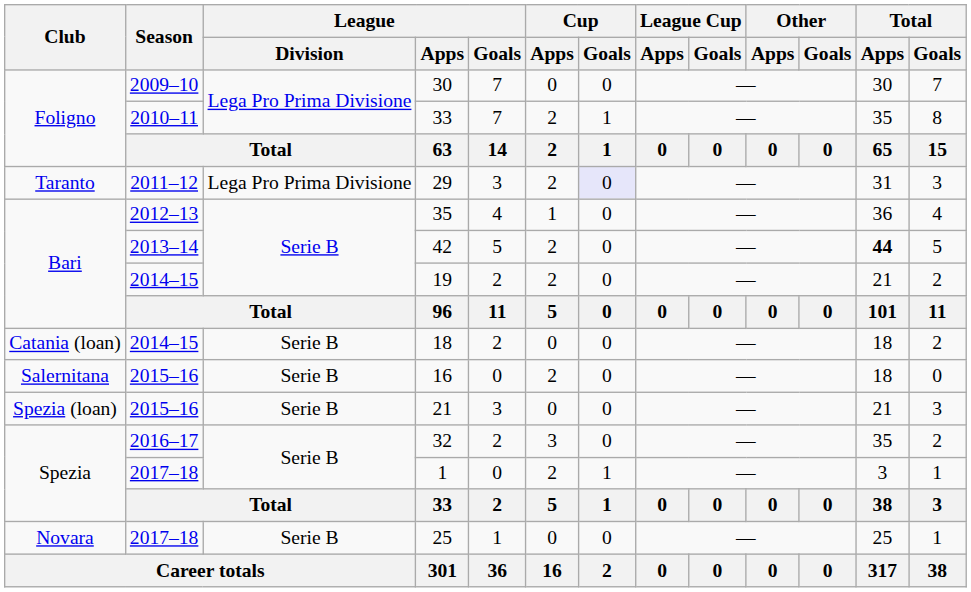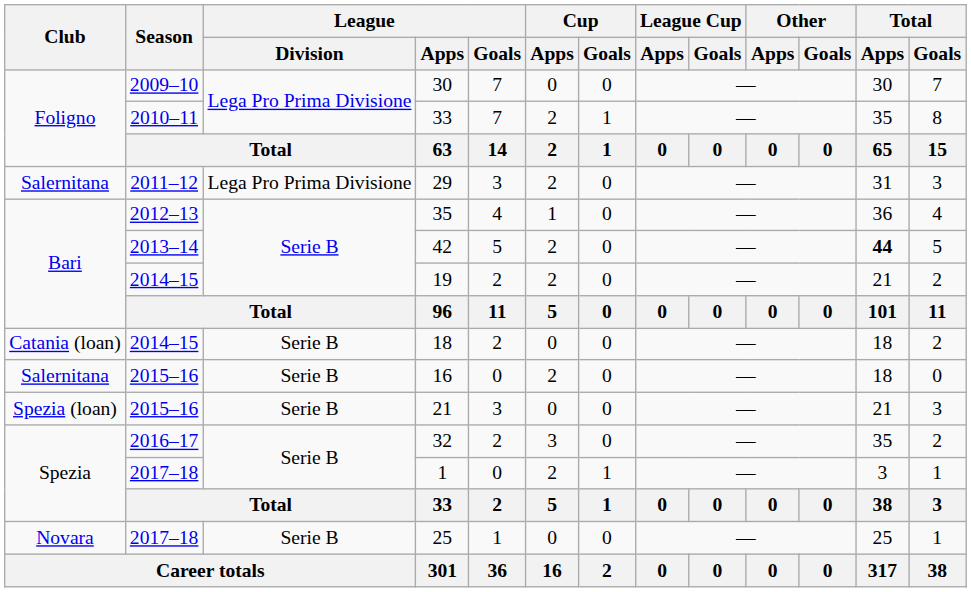(65, 182) Taranto -> (65, 182) Salernitana
(607, 182) lavender background -> (607, 182) no background
